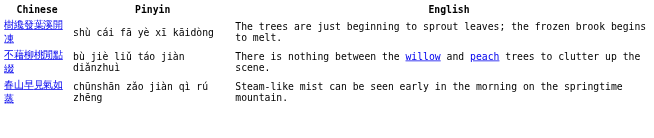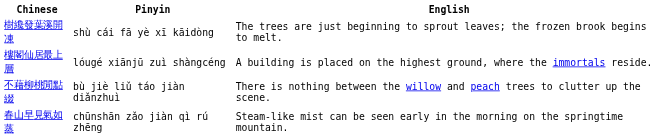+ row: (34, 62)
